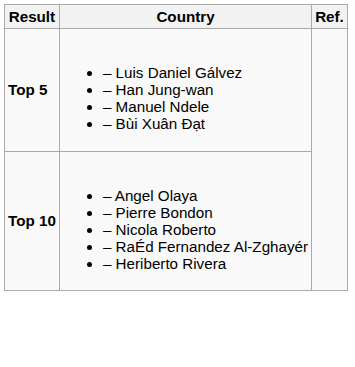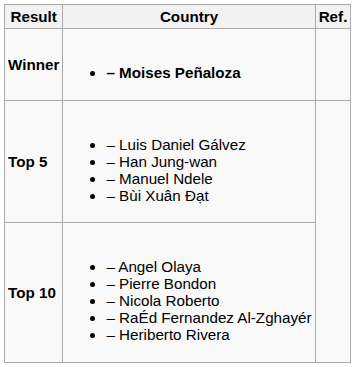+ row: (34, 64)
